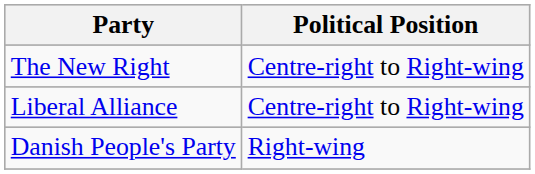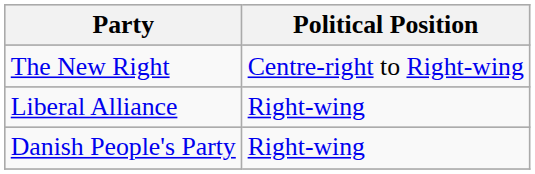(386, 106) Centre-right to Right-wing -> (306, 106) Right-wing
